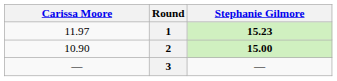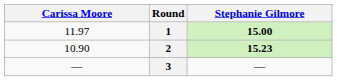(260, 31) 15.23 -> (260, 31) 15.00
(260, 48) 15.00 -> (260, 48) 15.23
